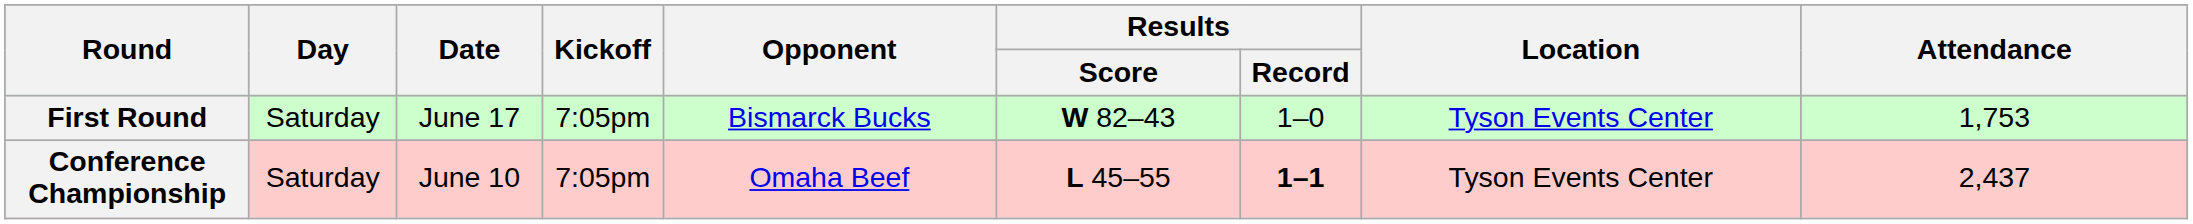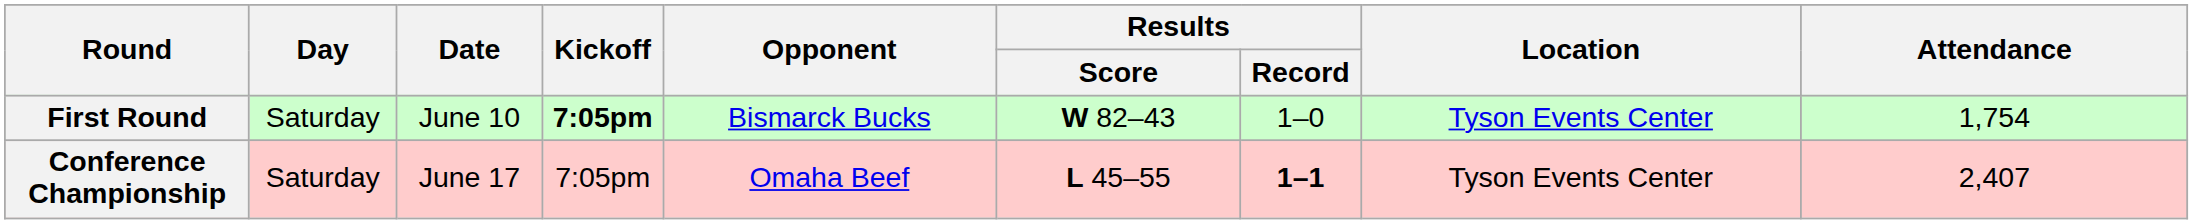(469, 117) June 17 -> (469, 117) June 10
(603, 117) normal -> (603, 117) bold
(1994, 117) 1,753 -> (1994, 117) 1,754
(469, 178) June 10 -> (469, 178) June 17
(1994, 178) 2,437 -> (1994, 178) 2,407
